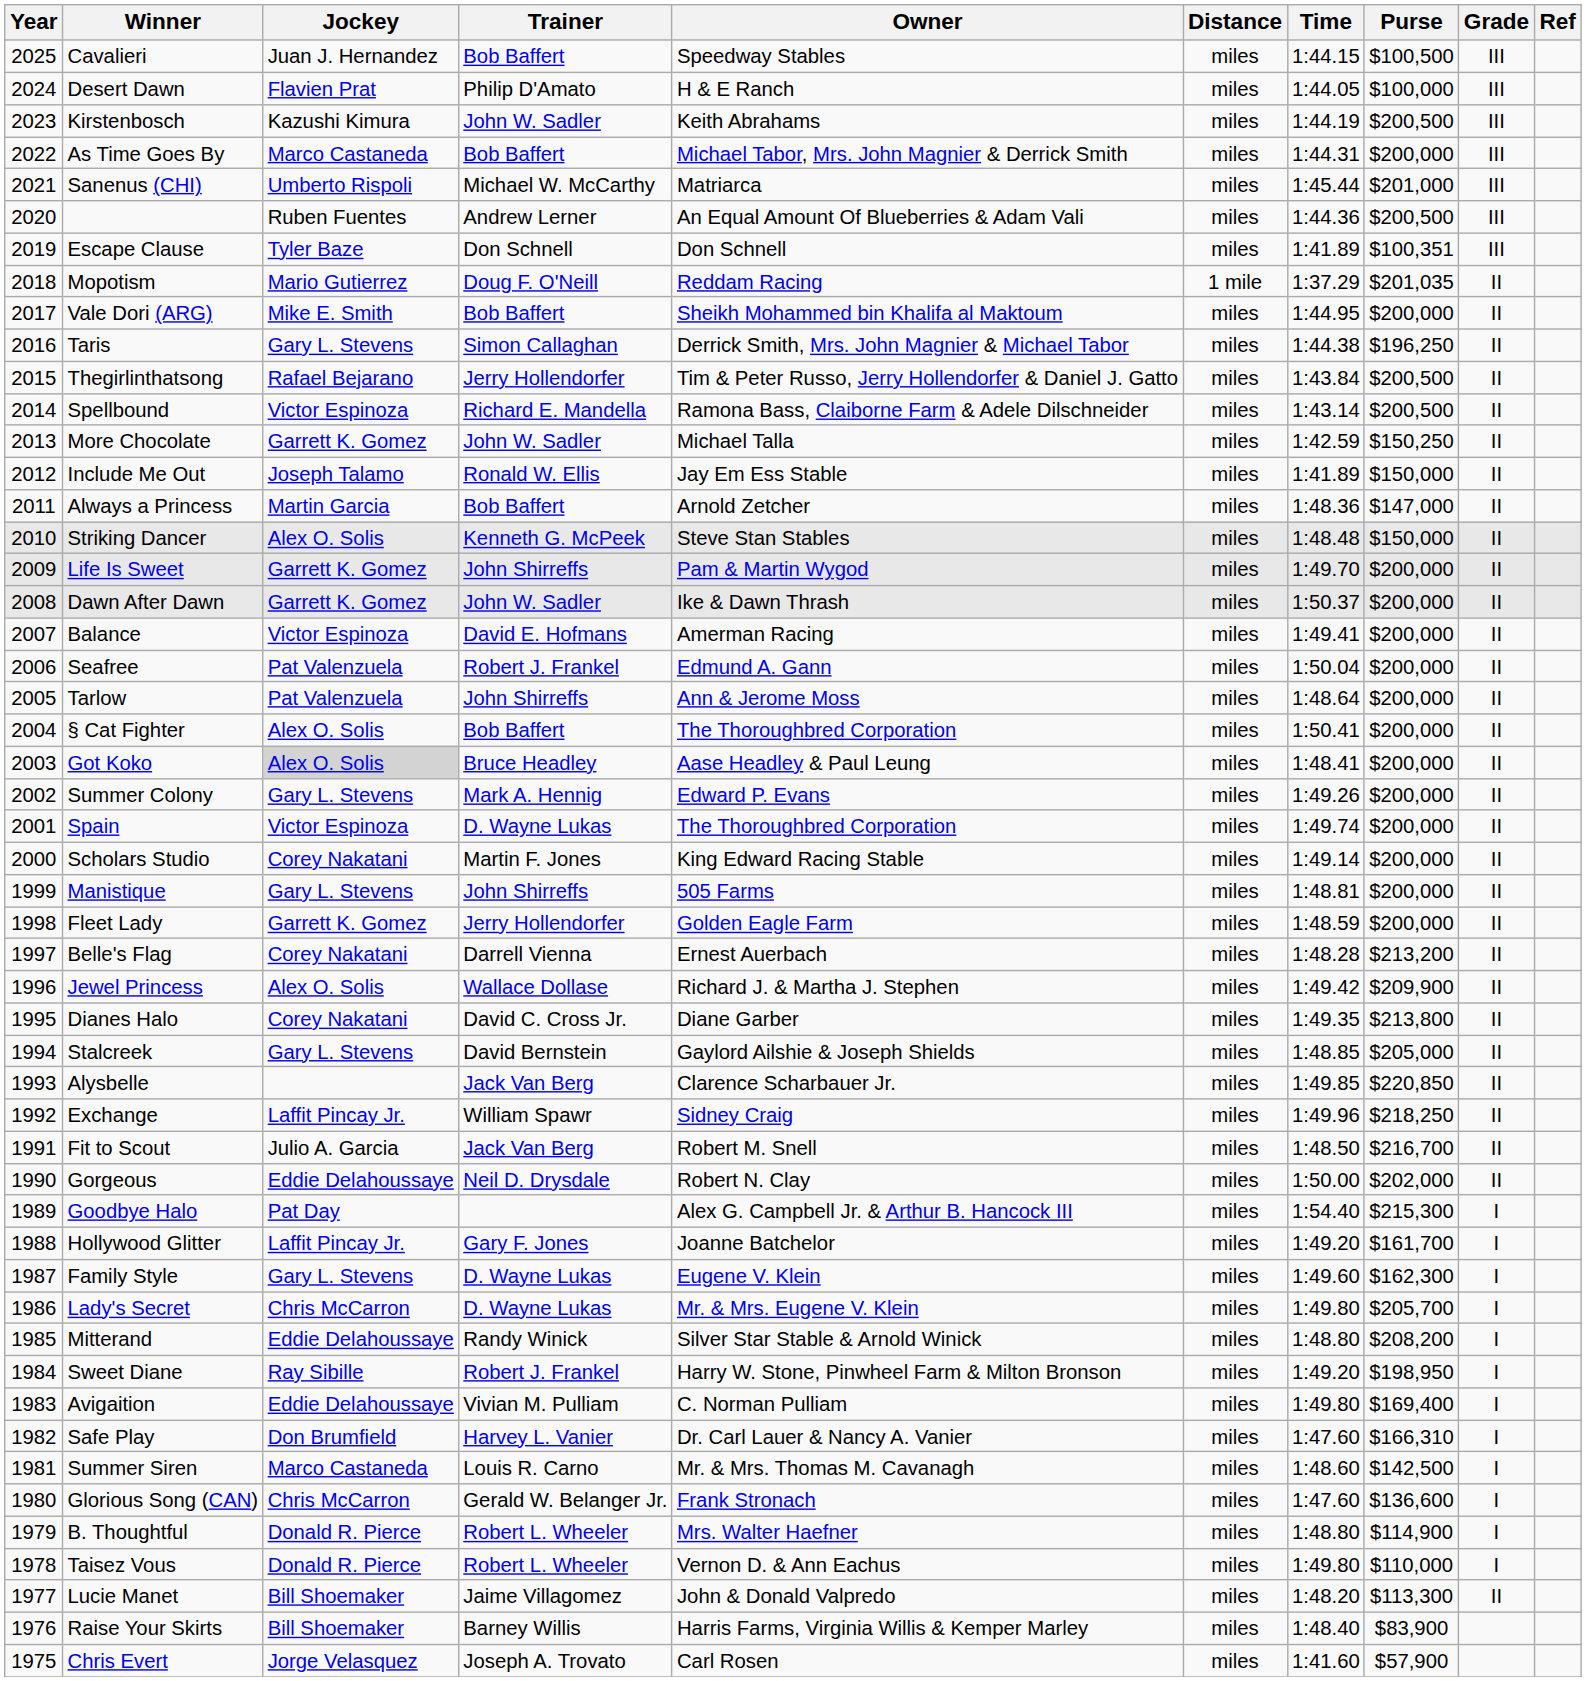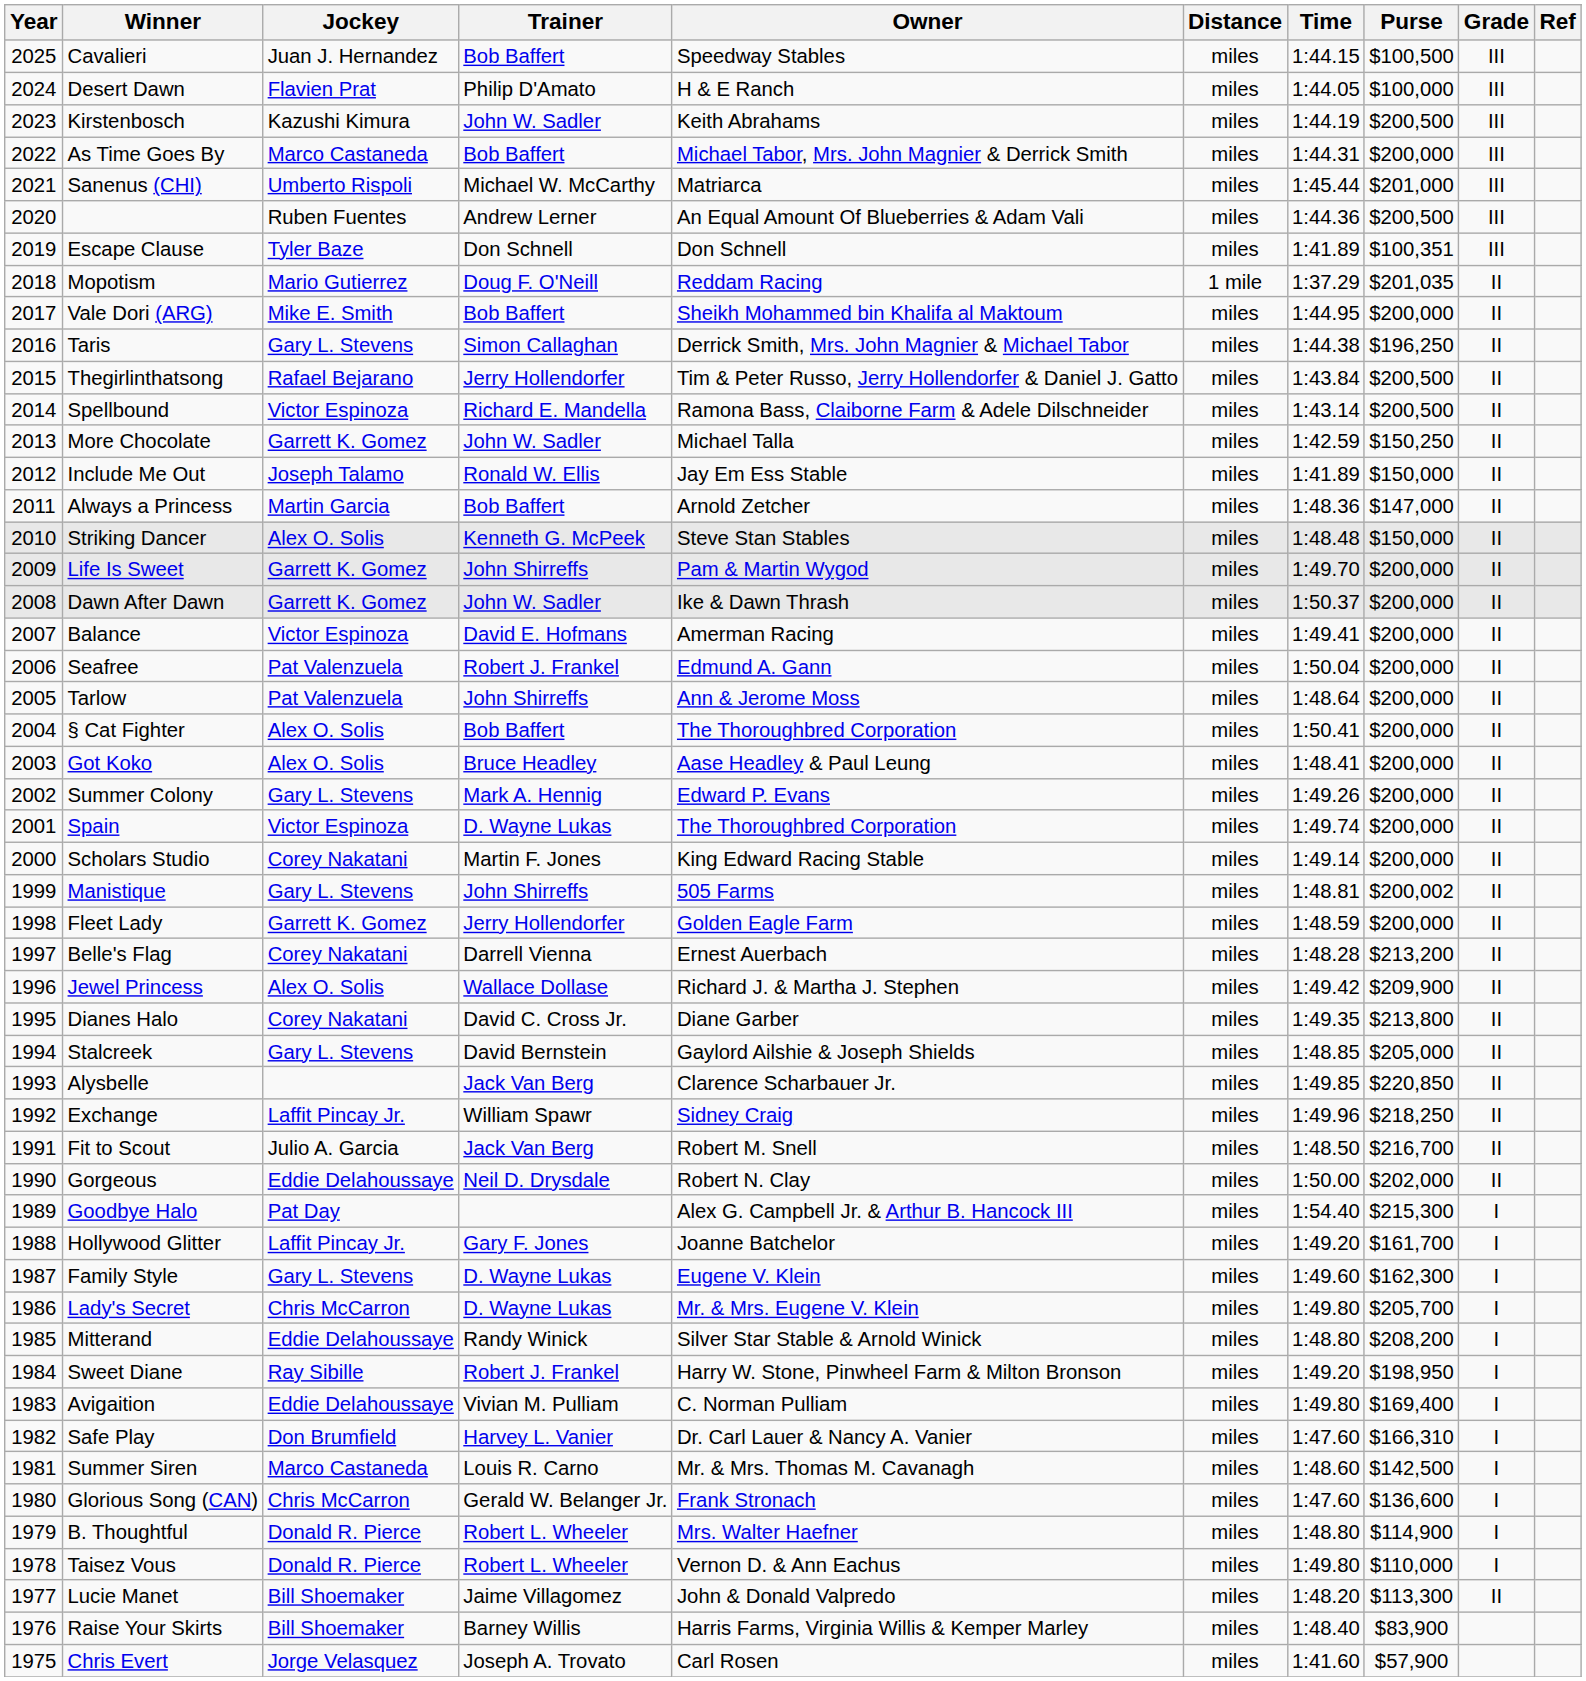(326, 762) lightgrey background -> (326, 762) no background
(1412, 891) $200,000 -> (1412, 891) $200,002
